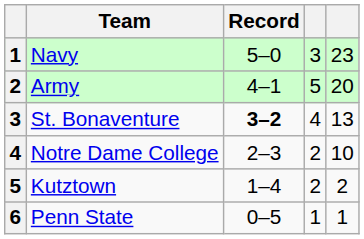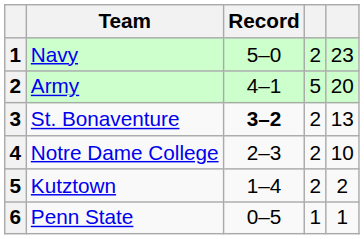(315, 54) 3 -> (315, 54) 2
(315, 120) 4 -> (315, 120) 2
